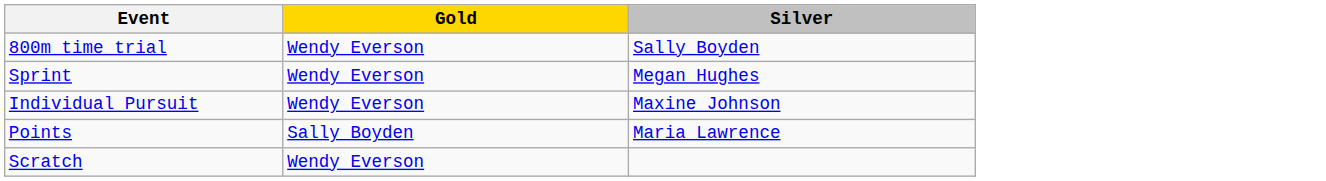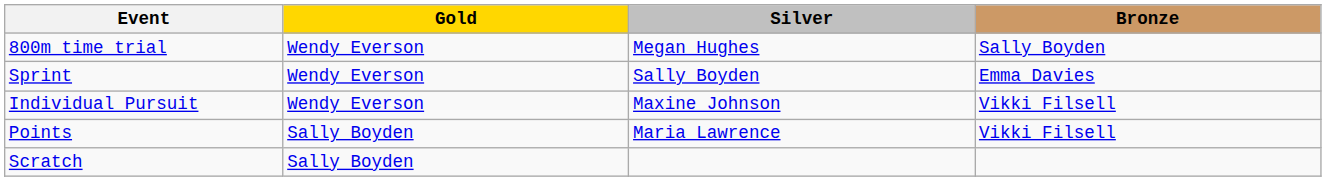+ column: (1148, 19)
(696, 48) Sally Boyden -> (696, 48) Megan Hughes
(696, 76) Megan Hughes -> (696, 76) Sally Boyden
(356, 162) Wendy Everson -> (350, 162) Sally Boyden
